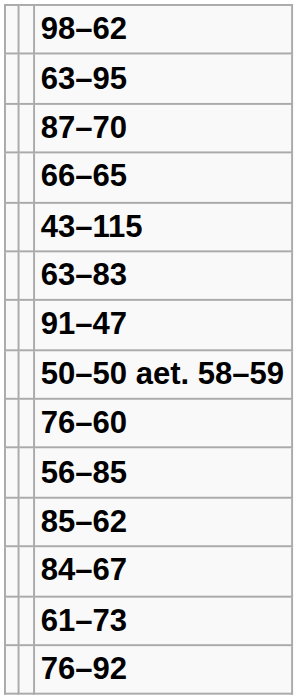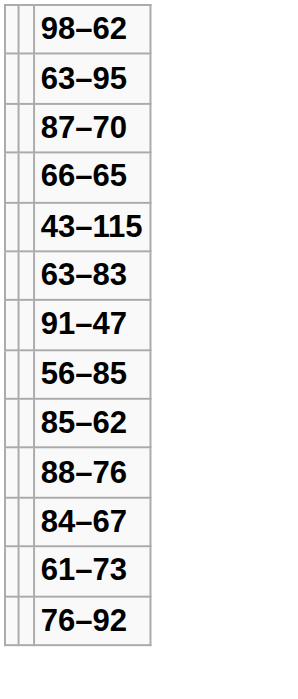- row: (162, 373)
- row: (84, 422)
+ row: (84, 472)
